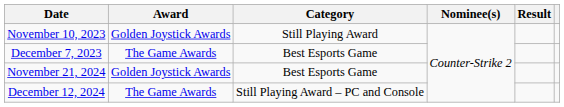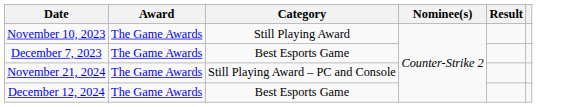(171, 33) Golden Joystick Awards -> (157, 33) The Game Awards
(171, 72) Golden Joystick Awards -> (157, 72) The Game Awards
(330, 72) Best Esports Game -> (302, 72) Still Playing Award – PC and Console
(330, 92) Still Playing Award – PC and Console -> (302, 92) Best Esports Game
